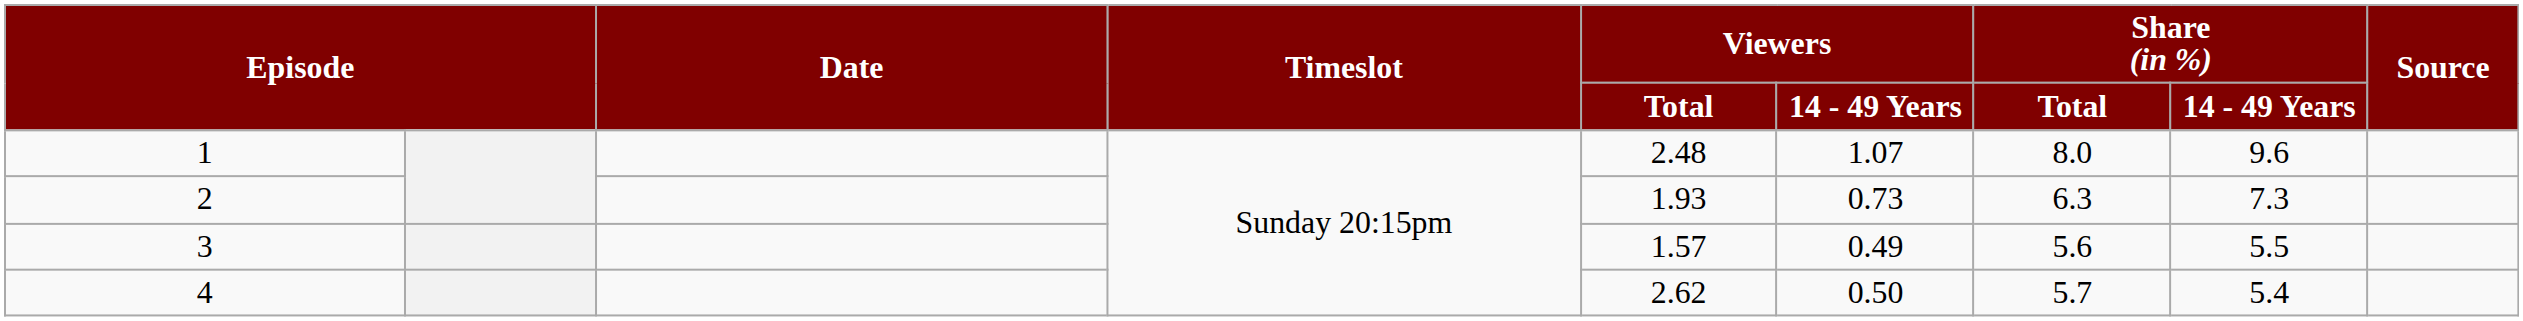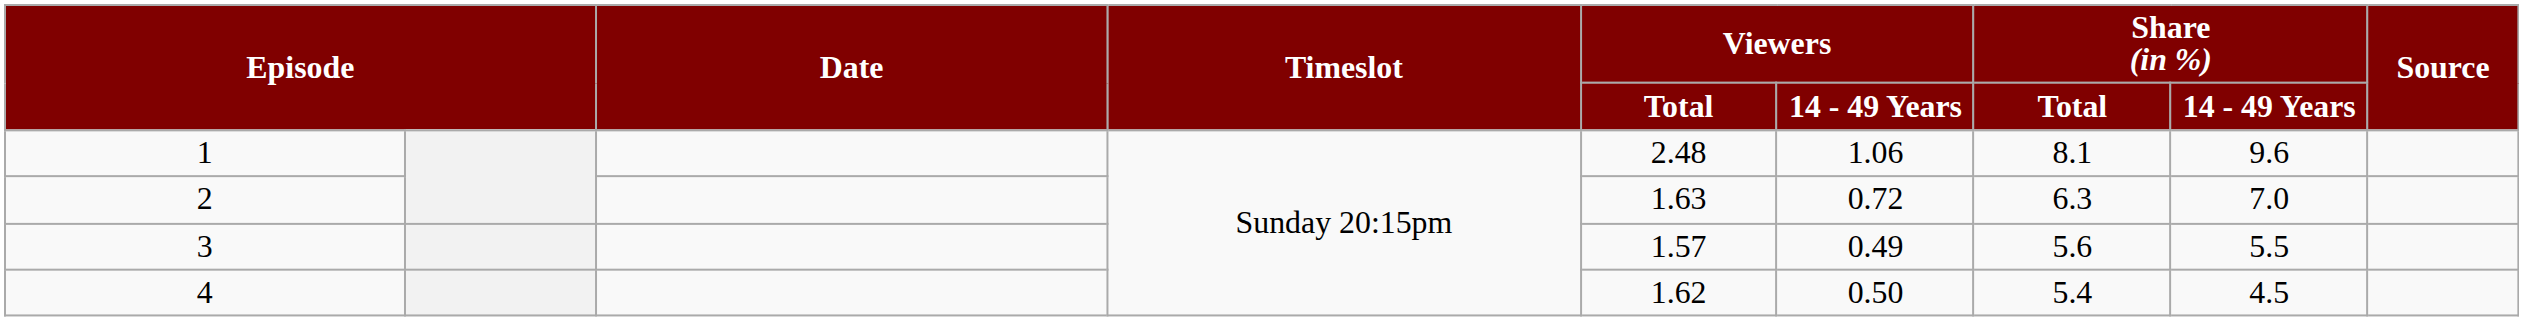(1876, 152) 1.07 -> (1876, 152) 1.06
(2072, 152) 8.0 -> (2072, 152) 8.1
(1679, 199) 1.93 -> (1679, 199) 1.63
(1876, 199) 0.73 -> (1876, 199) 0.72
(2269, 199) 7.3 -> (2269, 199) 7.0
(1679, 292) 2.62 -> (1679, 292) 1.62
(2072, 292) 5.7 -> (2072, 292) 5.4
(2269, 292) 5.4 -> (2269, 292) 4.5
